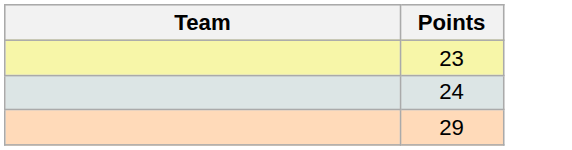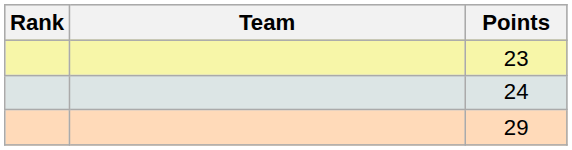+ column: (37, 23)
